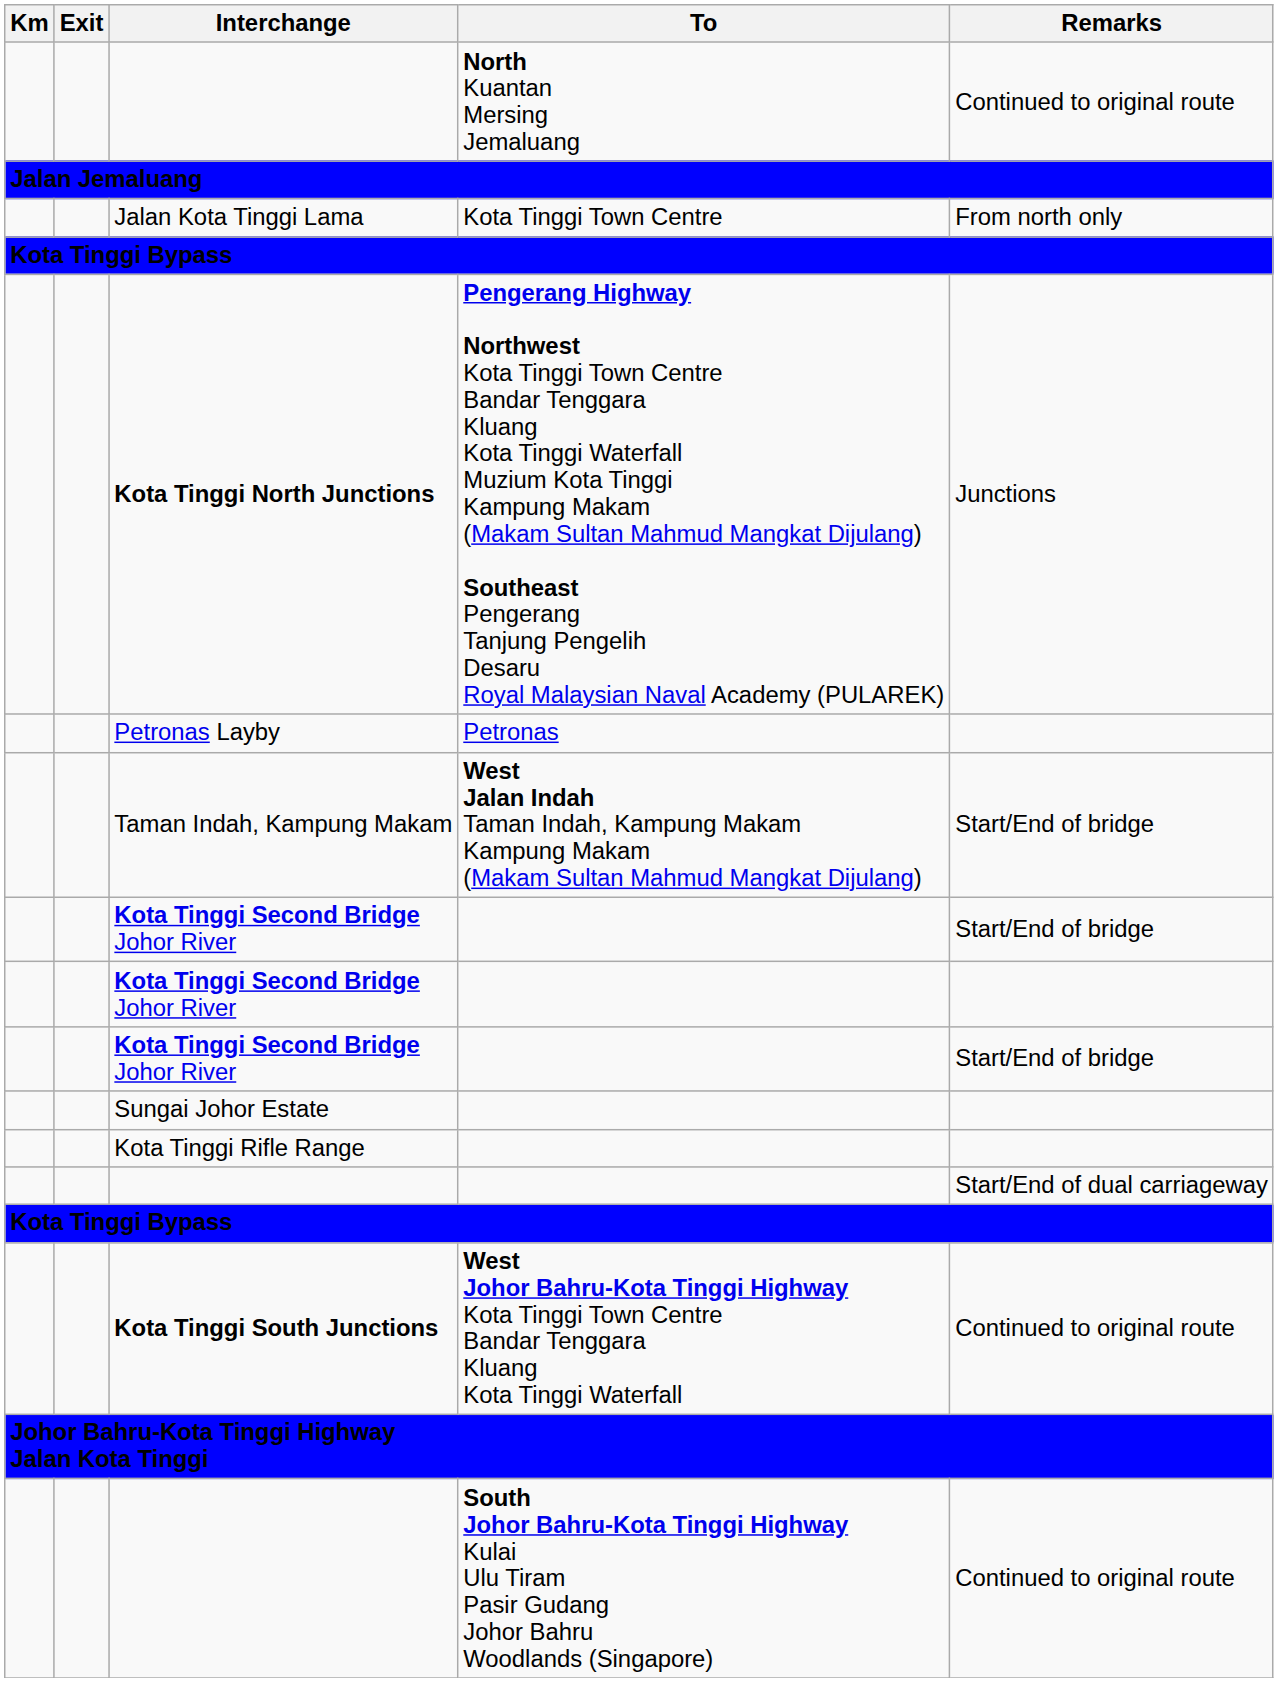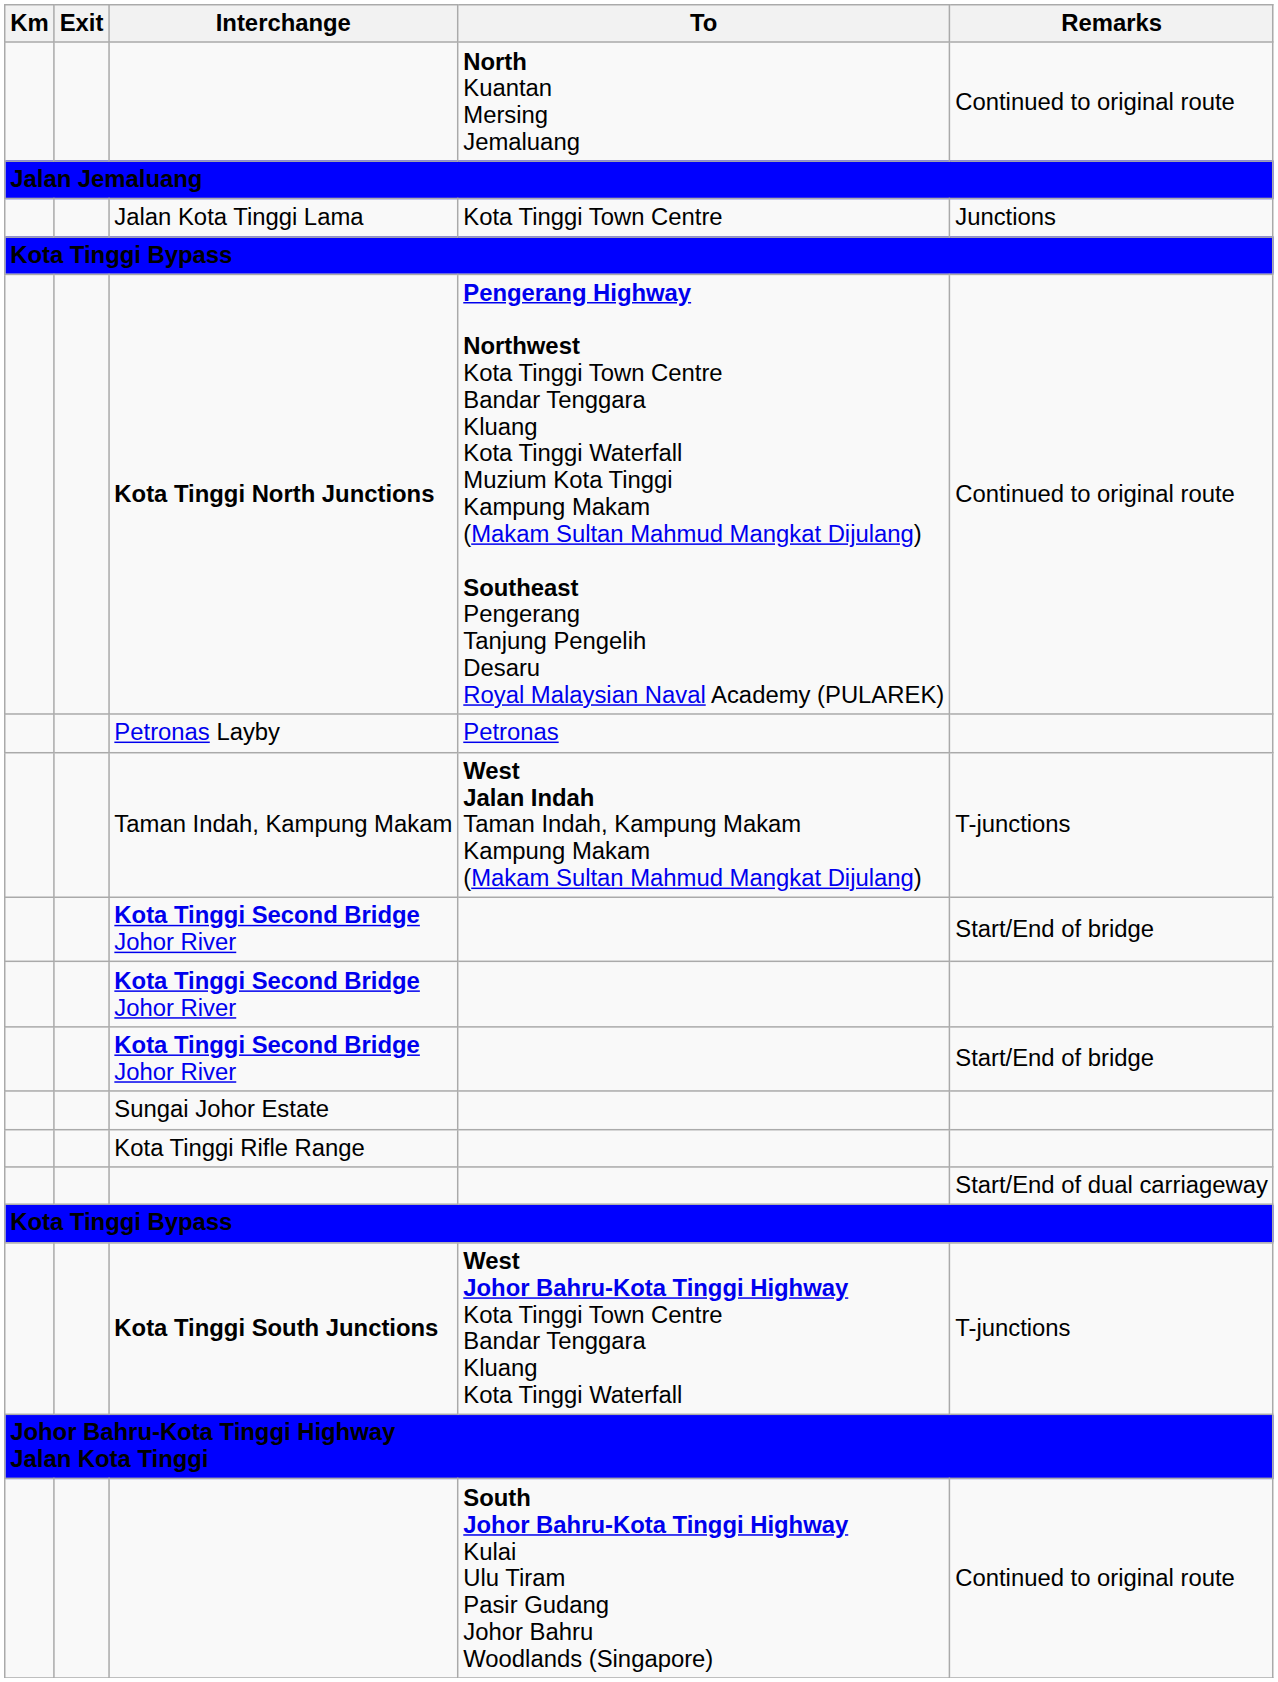(1039, 217) From north only -> (1006, 217) Junctions
(1006, 494) Junctions -> (1095, 494) Continued to original route
(1055, 824) Start/End of bridge -> (1013, 824) T-junctions
(1095, 1328) Continued to original route -> (1013, 1328) T-junctions
